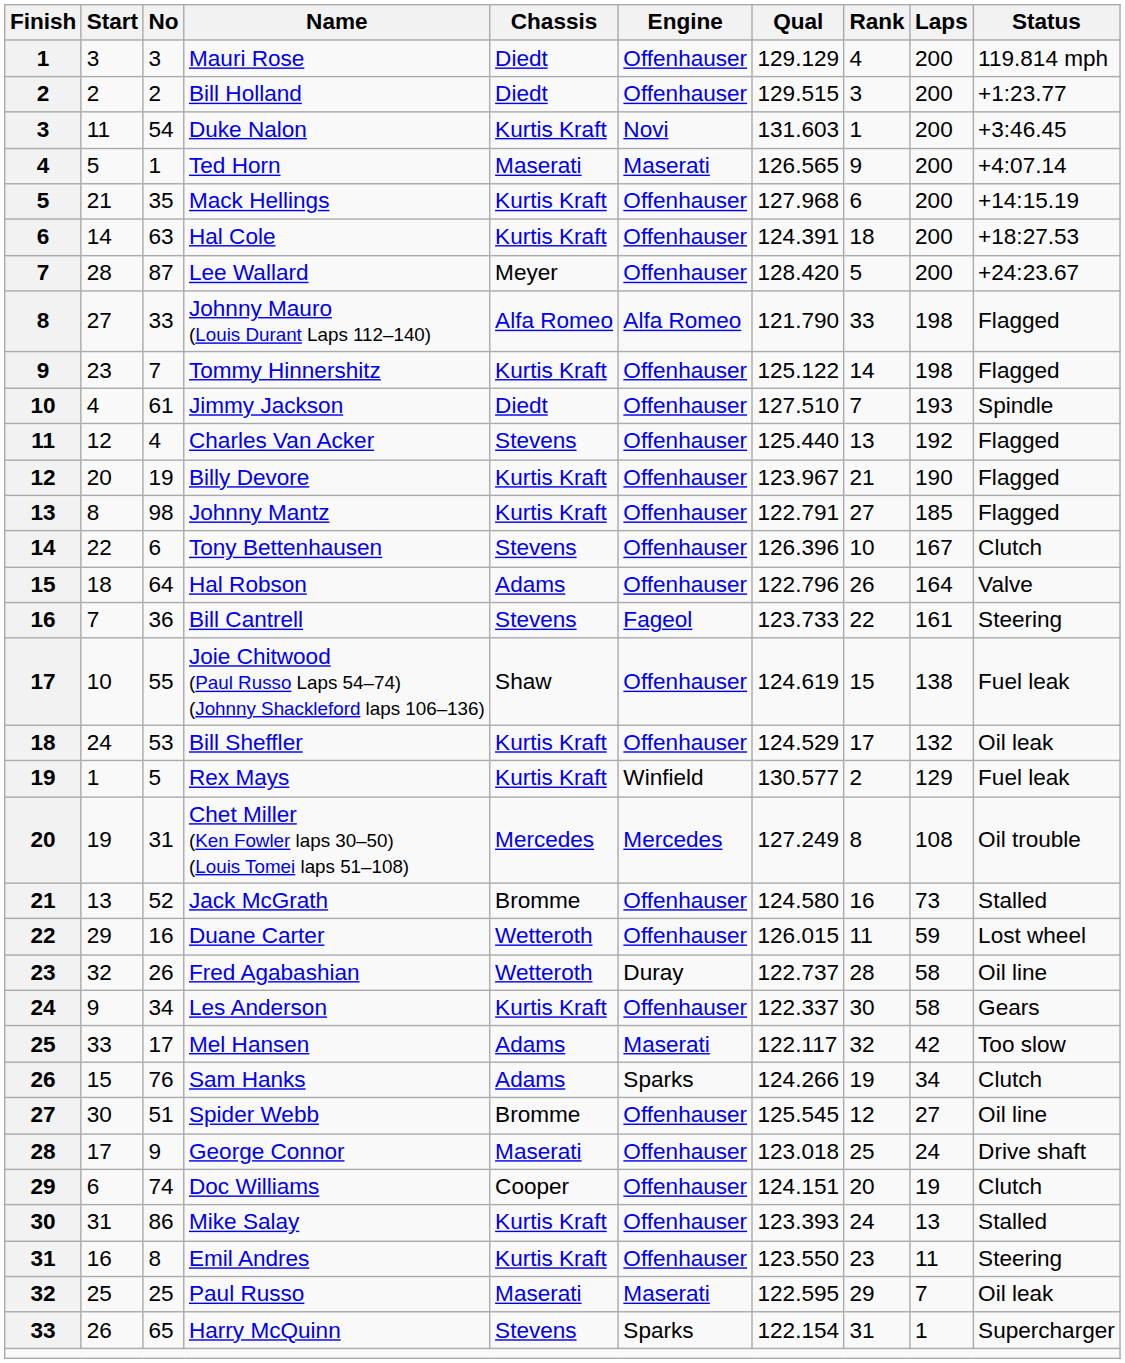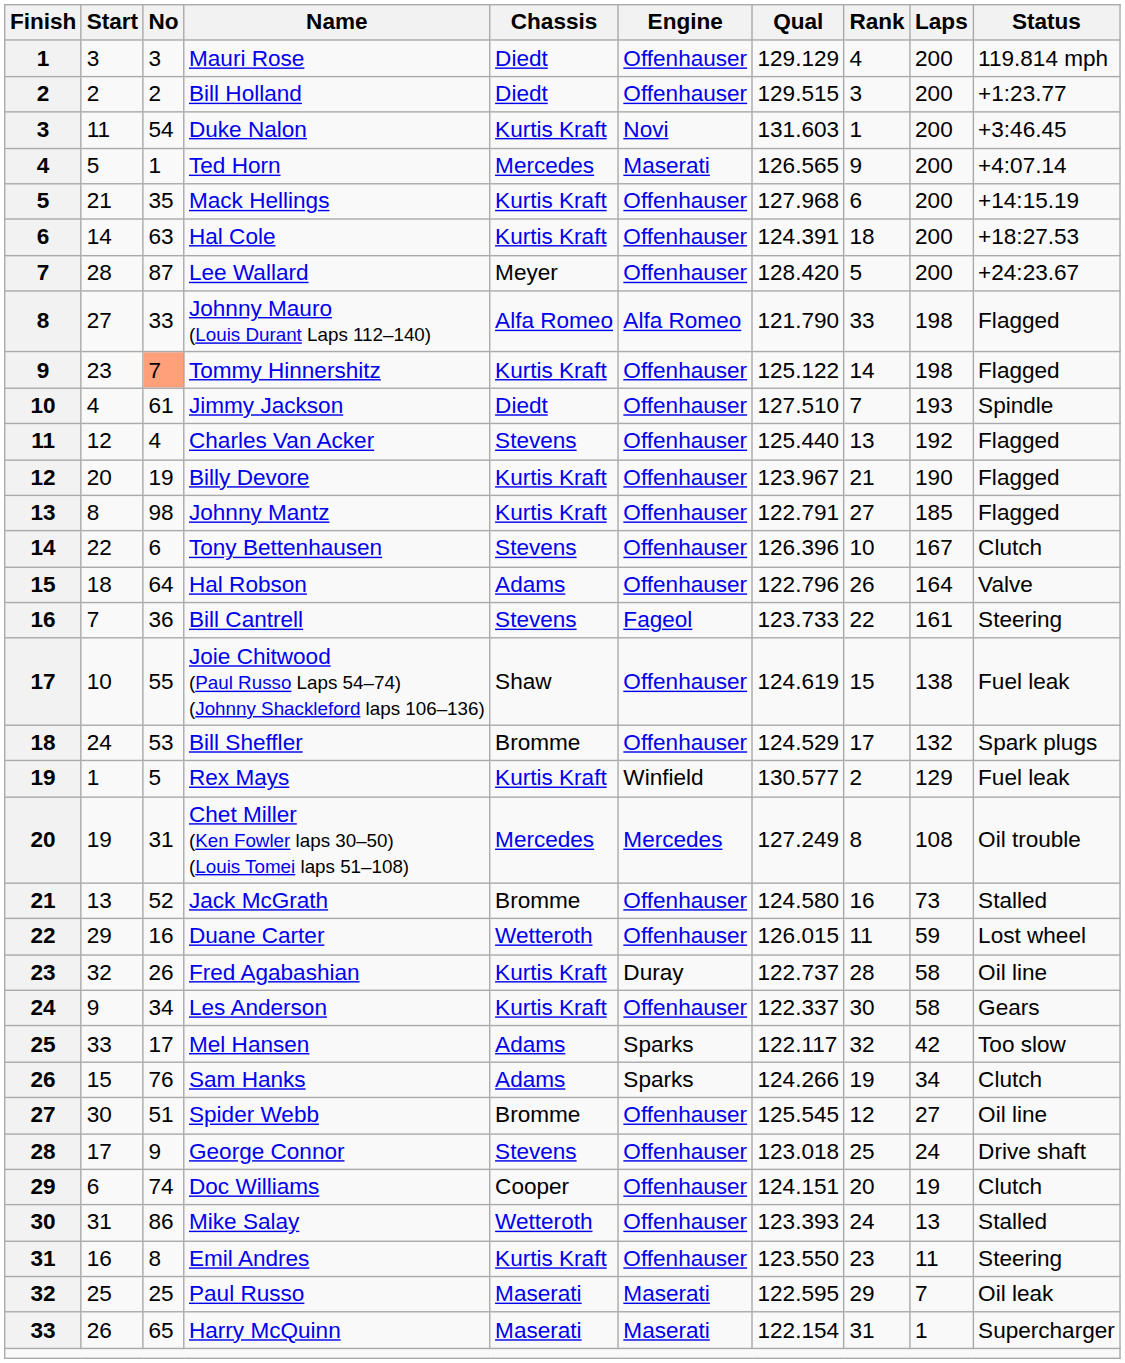(538, 165) Maserati -> (545, 165) Mercedes
(155, 369) no background -> (155, 369) lightsalmon background
(551, 742) Kurtis Kraft -> (538, 742) Bromme
(1016, 742) Oil leak -> (1038, 742) Spark plugs
(544, 972) Wetteroth -> (551, 972) Kurtis Kraft
(667, 1043) Maserati -> (658, 1043) Sparks
(538, 1151) Maserati -> (536, 1151) Stevens
(551, 1222) Kurtis Kraft -> (544, 1222) Wetteroth
(536, 1329) Stevens -> (538, 1329) Maserati
(658, 1329) Sparks -> (667, 1329) Maserati
